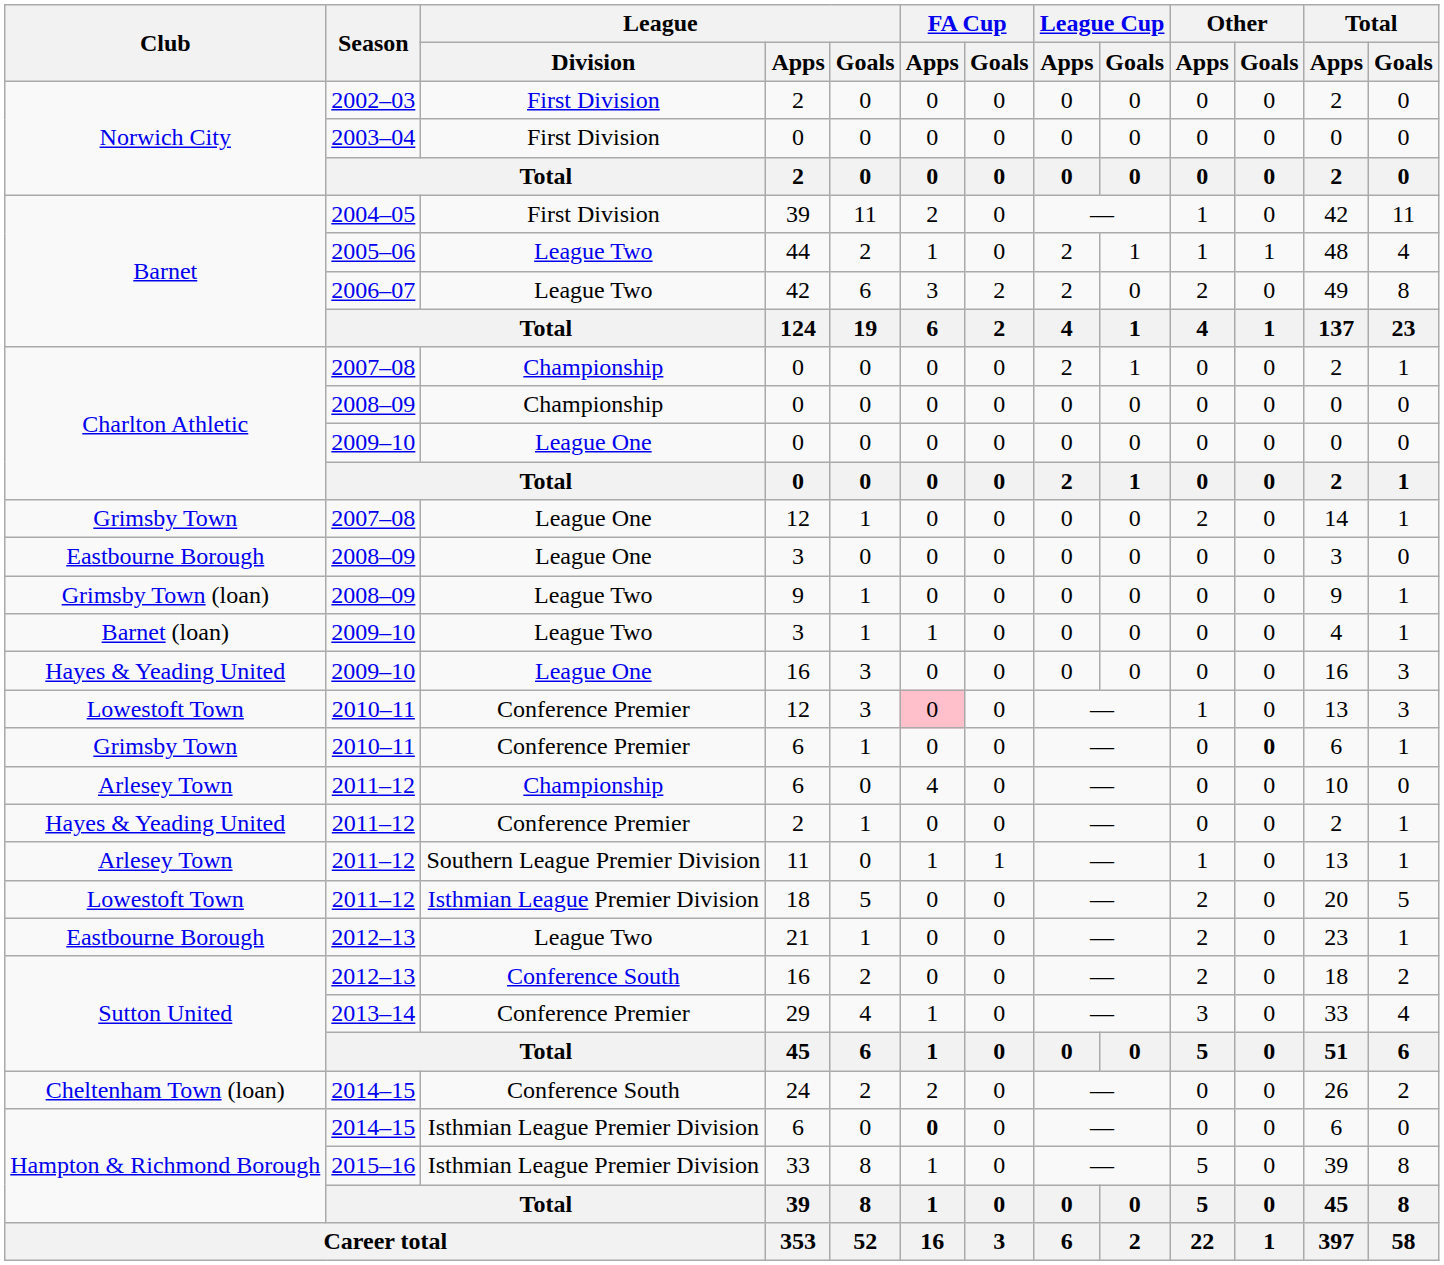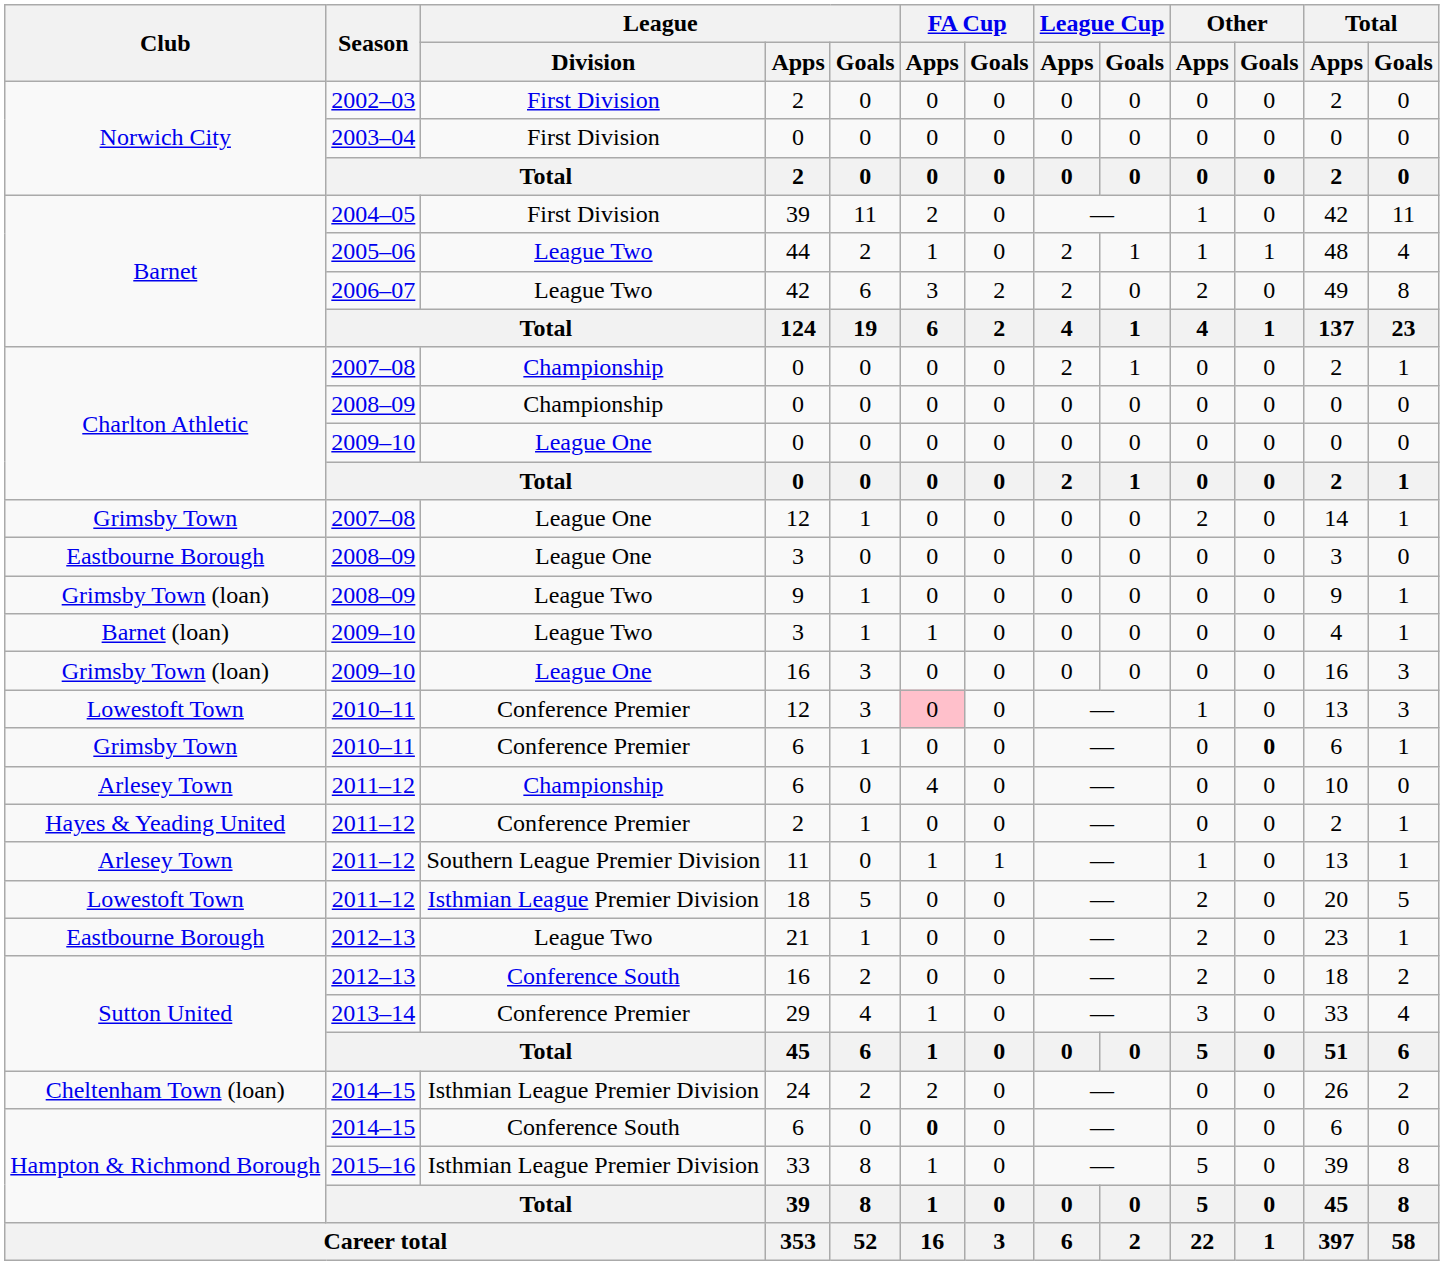(165, 670) Hayes & Yeading United -> (165, 670) Grimsby Town (loan)
(593, 1089) Conference South -> (593, 1089) Isthmian League Premier Division
(593, 1127) Isthmian League Premier Division -> (593, 1127) Conference South
